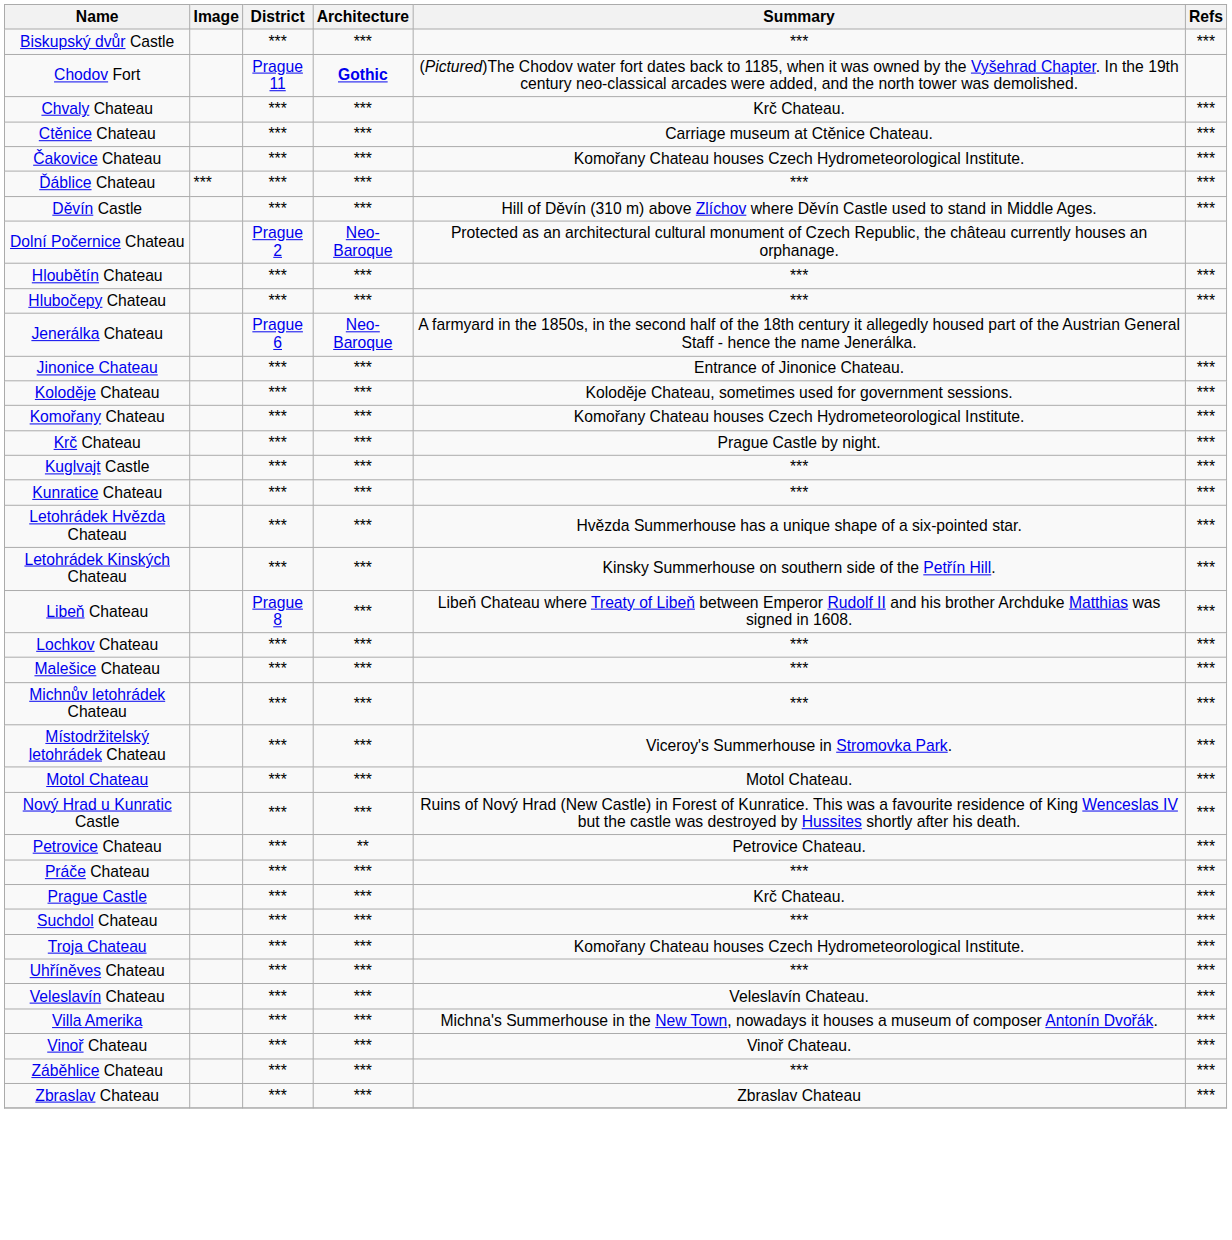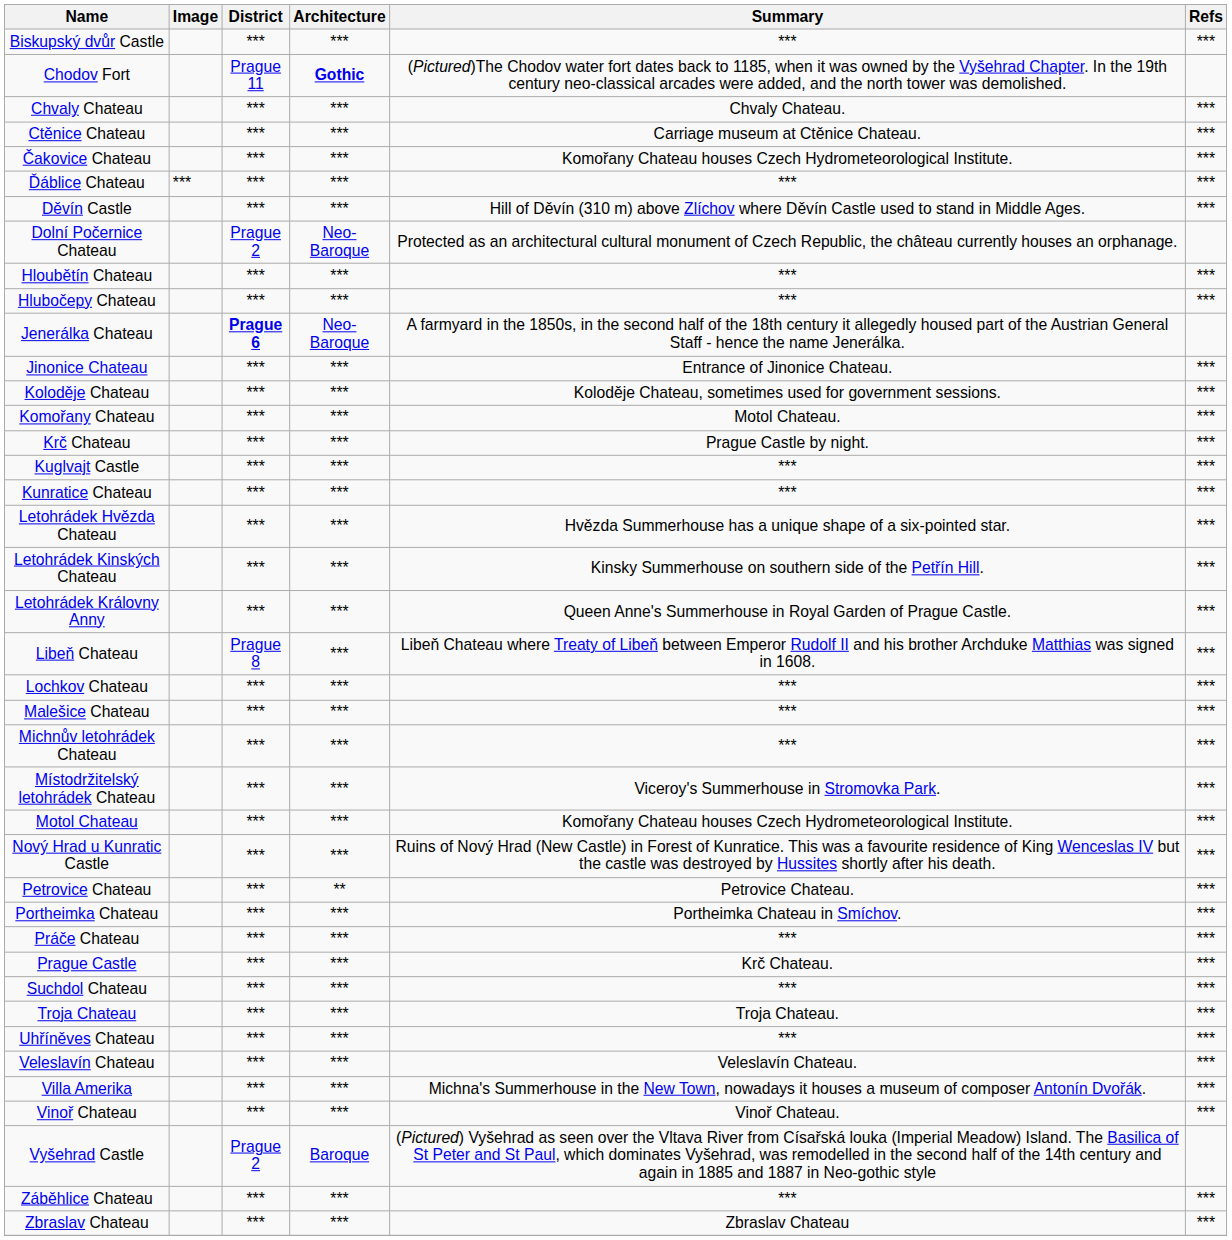(799, 109) Krč Chateau. -> (787, 109) Chvaly Chateau.
(278, 334) normal -> (256, 334) bold
(799, 417) Komořany Chateau houses Czech Hydrometeorological Institute. -> (787, 417) Motol Chateau.
+ row: (87, 611)
(799, 779) Motol Chateau. -> (787, 822) Komořany Chateau houses Czech Hydrometeorological Institute.
+ row: (87, 914)
(799, 946) Komořany Chateau houses Czech Hydrometeorological Institute. -> (787, 1013) Troja Chateau.
+ row: (87, 1155)
